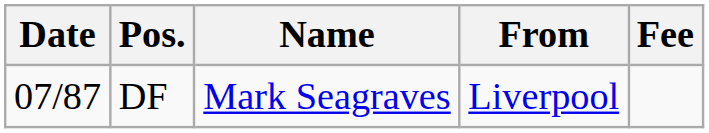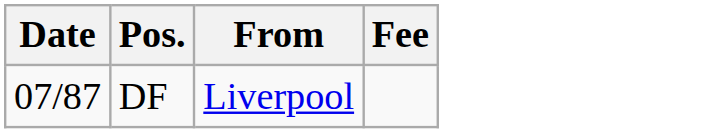- column: (327, 34)
